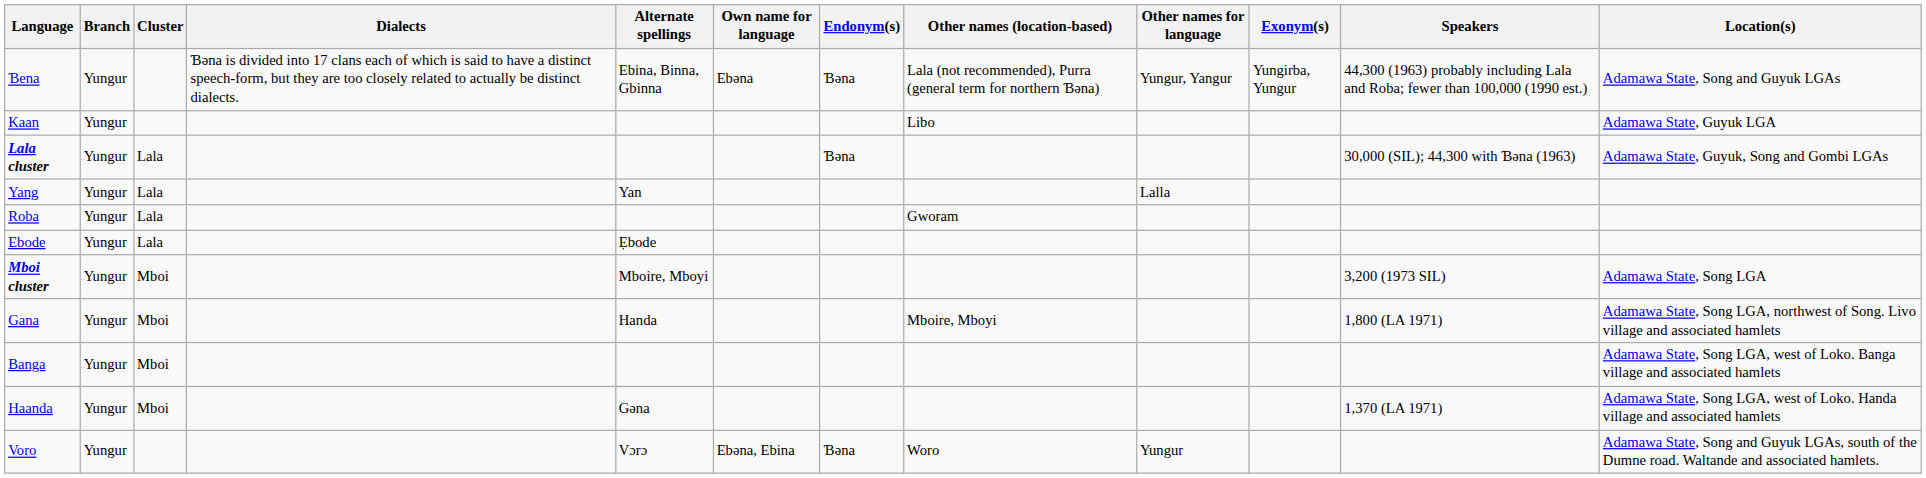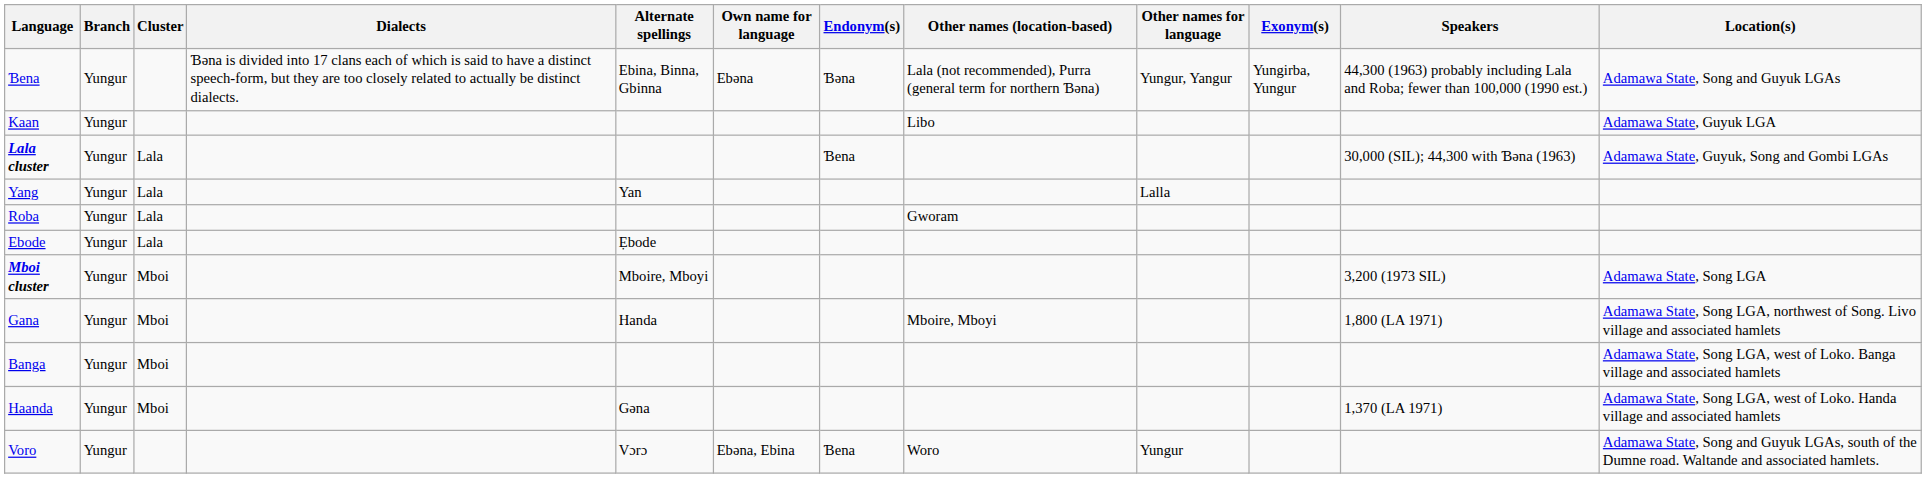(839, 157) Ɓəna -> (839, 157) Ɓena
(839, 451) Ɓəna -> (839, 451) Ɓena
